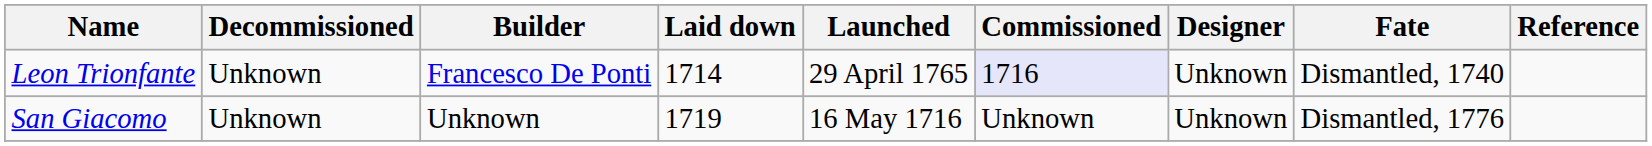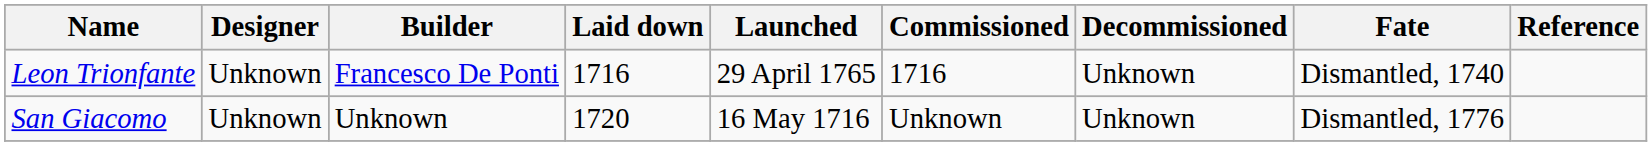columns swapped: (1231, 27) <-> (311, 27)
(693, 72) 1714 -> (601, 72) 1716
(1010, 72) lavender background -> (918, 72) no background
(693, 118) 1719 -> (601, 118) 1720
